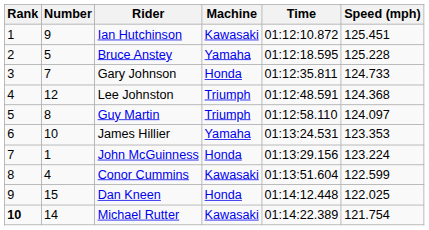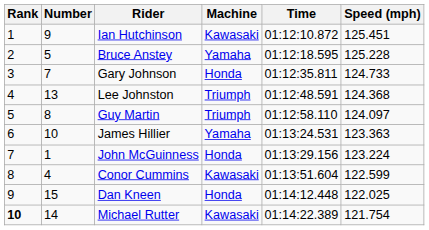(51, 94) 12 -> (51, 94) 13
(367, 134) 123.353 -> (367, 134) 123.363
